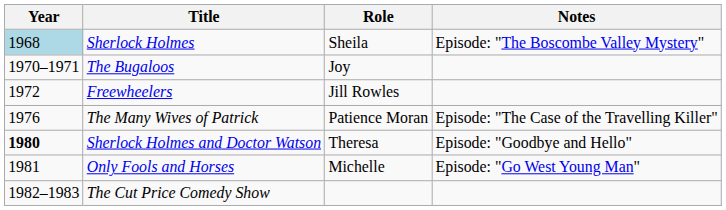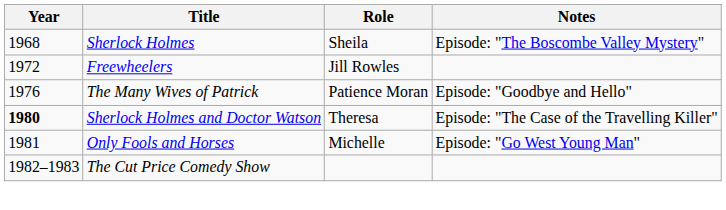(24, 42) lightblue background -> (24, 42) no background
- row: (131, 67)
(577, 117) Episode: "The Case of the Travelling Killer" -> (534, 92) Episode: "Goodbye and Hello"
(534, 142) Episode: "Goodbye and Hello" -> (577, 117) Episode: "The Case of the Travelling Killer"
